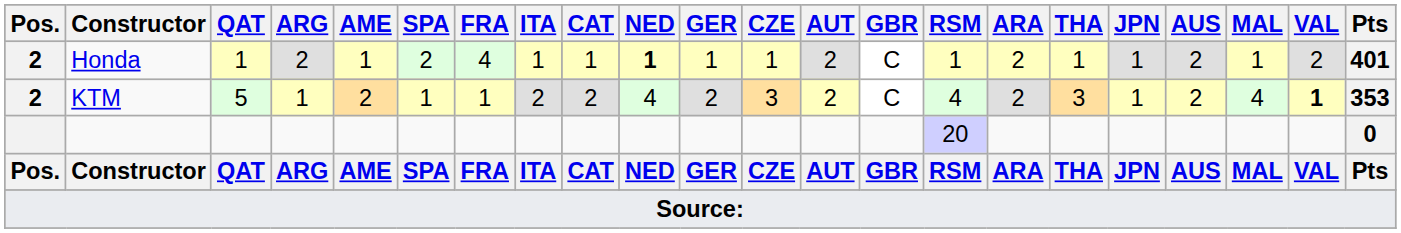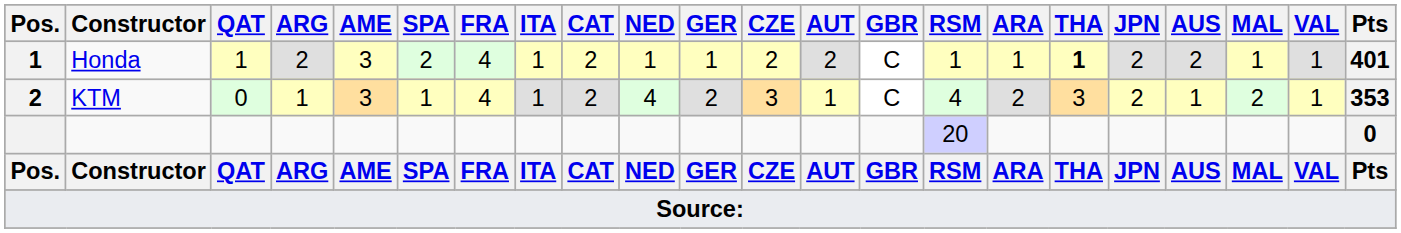(35, 60) 2 -> (35, 60) 1
(366, 60) 1 -> (366, 60) 3
(591, 60) 1 -> (591, 60) 2
(650, 60) bold -> (650, 60) normal
(772, 60) 1 -> (772, 60) 2
(1018, 60) 2 -> (1018, 60) 1
(1079, 60) normal -> (1079, 60) bold
(1137, 60) 1 -> (1137, 60) 2
(1317, 60) 2 -> (1317, 60) 1
(241, 97) 5 -> (241, 97) 0
(366, 97) 2 -> (366, 97) 3
(485, 97) 1 -> (485, 97) 4
(538, 97) 2 -> (538, 97) 1
(830, 97) 2 -> (830, 97) 1
(1137, 97) 1 -> (1137, 97) 2
(1196, 97) 2 -> (1196, 97) 1
(1257, 97) 4 -> (1257, 97) 2
(1317, 97) bold -> (1317, 97) normal
